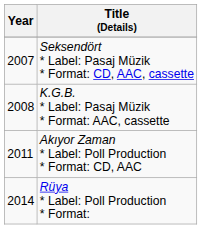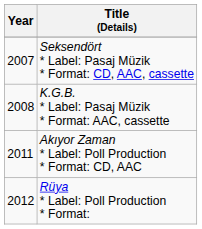(21, 200) 2014 -> (21, 200) 2012
